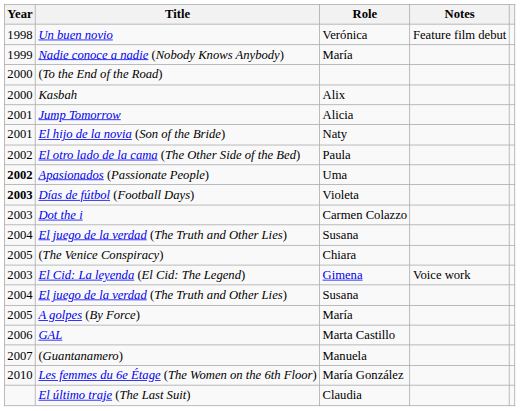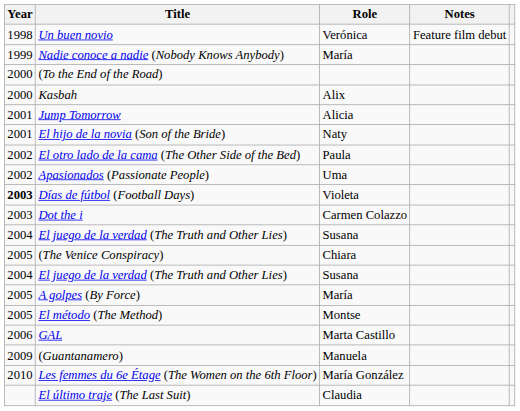(20, 174) bold -> (20, 174) normal
- row: (142, 275)
+ row: (100, 315)
(20, 355) 2007 -> (20, 355) 2009
